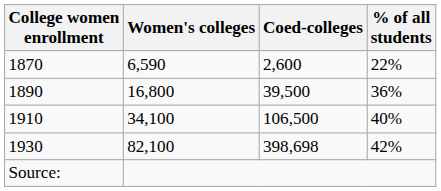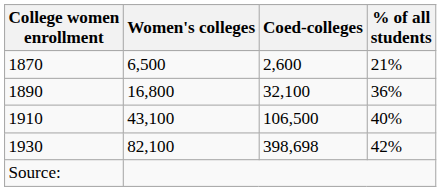(146, 64) 6,590 -> (146, 64) 6,500
(386, 64) 22% -> (386, 64) 21%
(286, 91) 39,500 -> (286, 91) 32,100
(151, 118) 34,100 -> (151, 118) 43,100
